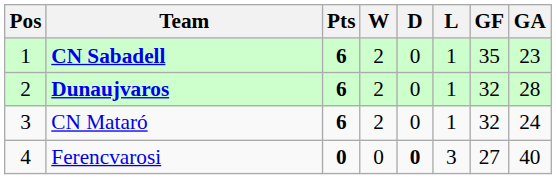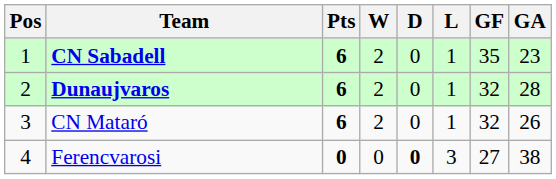(530, 122) 24 -> (530, 122) 26
(530, 156) 40 -> (530, 156) 38
